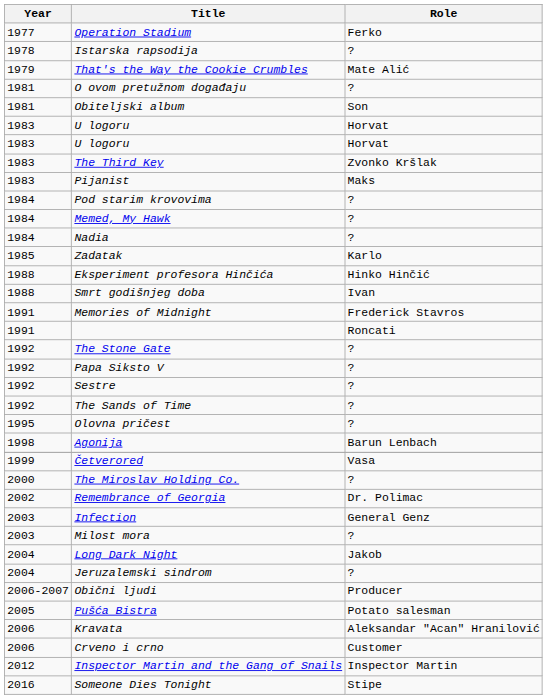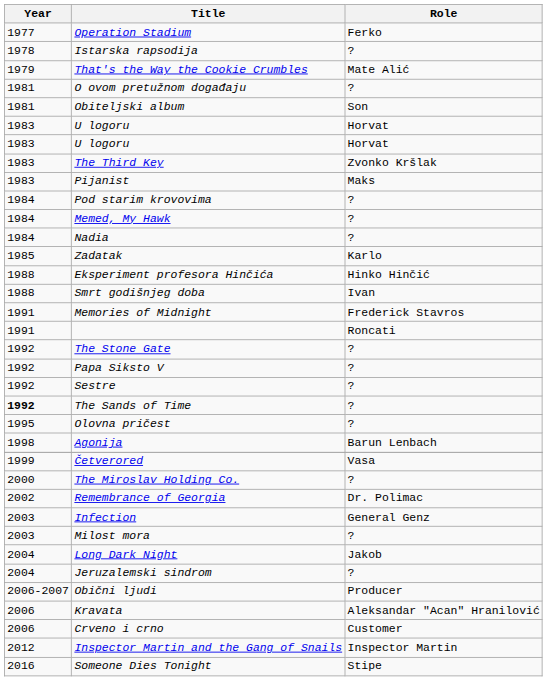(21, 405) normal -> (21, 405) bold
- row: (116, 610)
